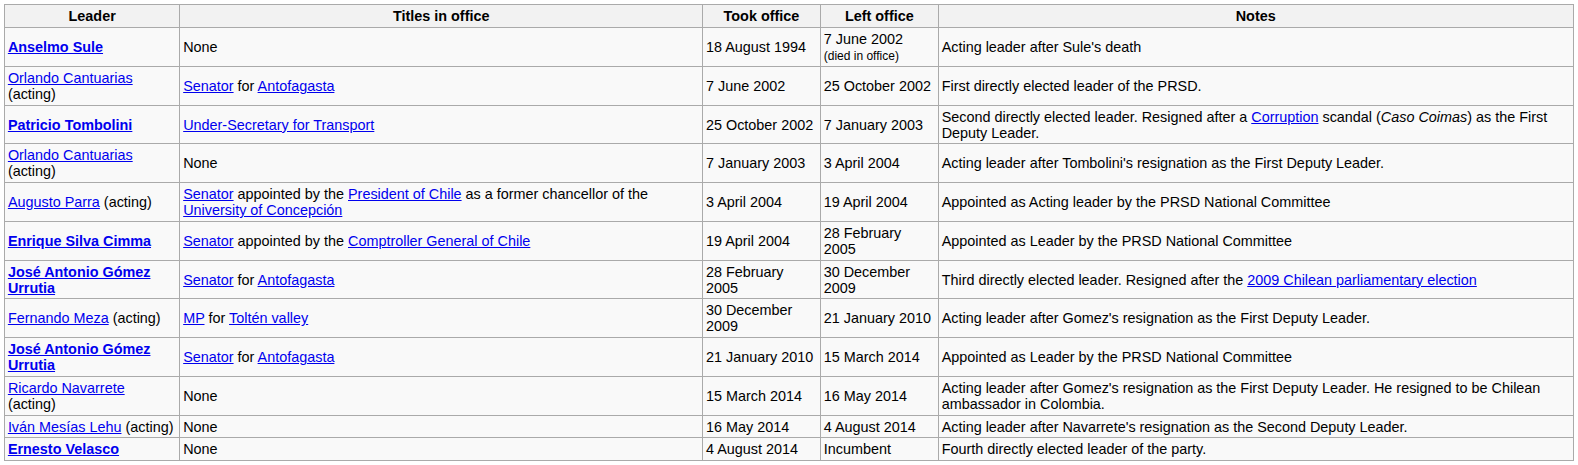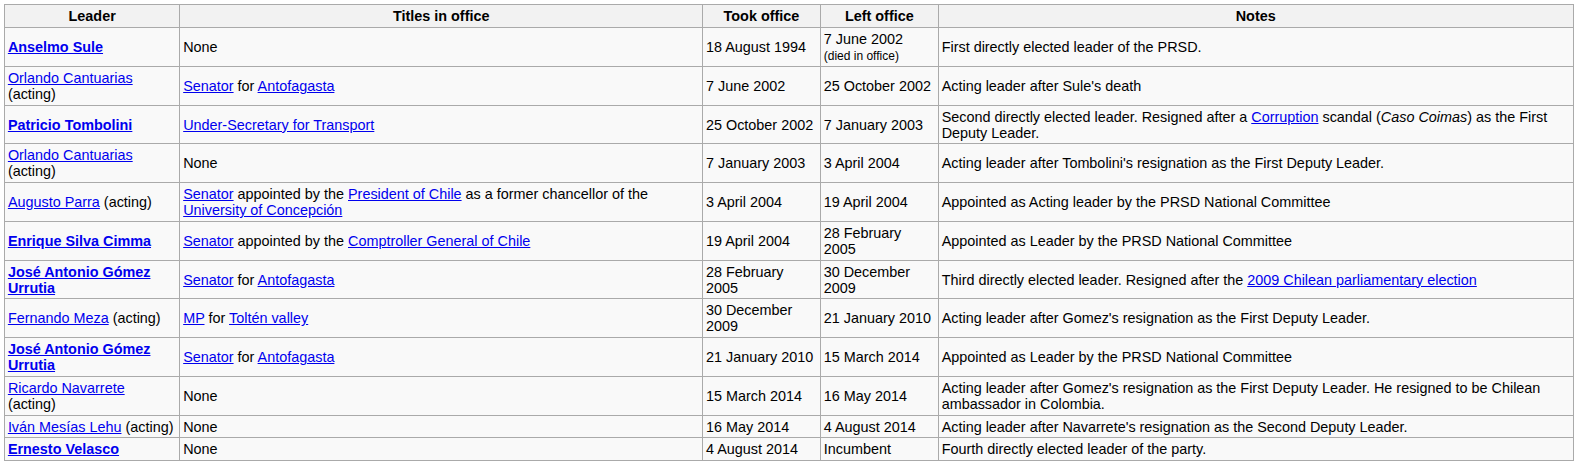(1041, 47) Acting leader after Sule's death -> (1072, 47) First directly elected leader of the PRSD.
(1072, 86) First directly elected leader of the PRSD. -> (1041, 86) Acting leader after Sule's death
